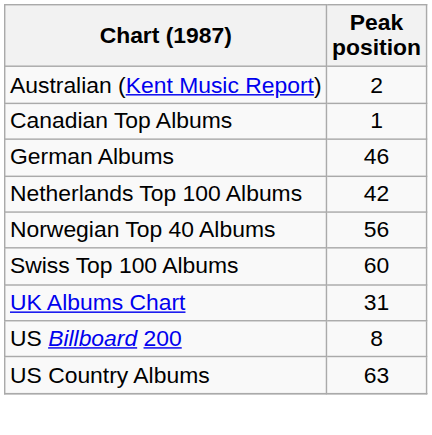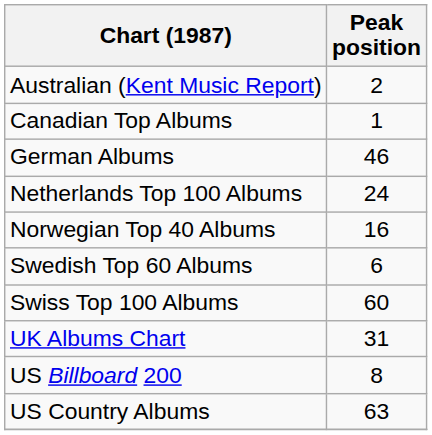(377, 193) 42 -> (377, 193) 24
(377, 229) 56 -> (377, 229) 16
+ row: (131, 266)
